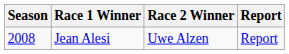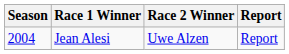(21, 38) 2008 -> (21, 38) 2004
